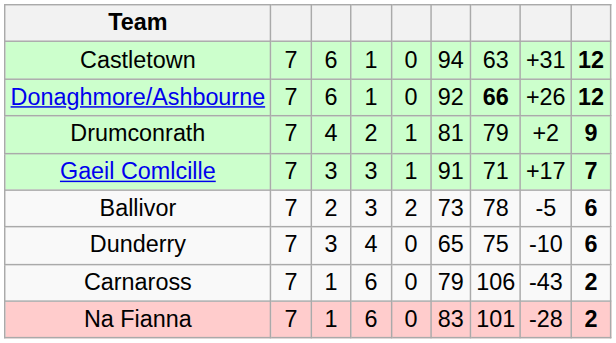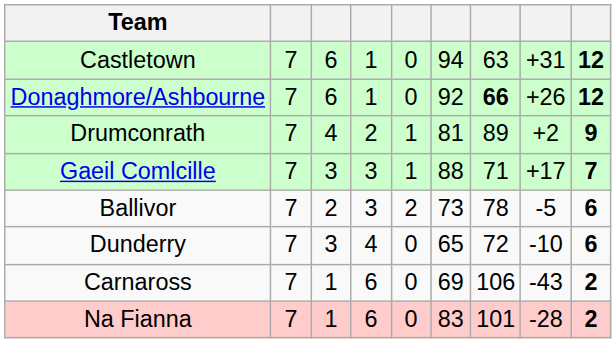(496, 134) 79 -> (496, 134) 89
(451, 171) 91 -> (451, 171) 88
(496, 245) 75 -> (496, 245) 72
(451, 282) 79 -> (451, 282) 69
